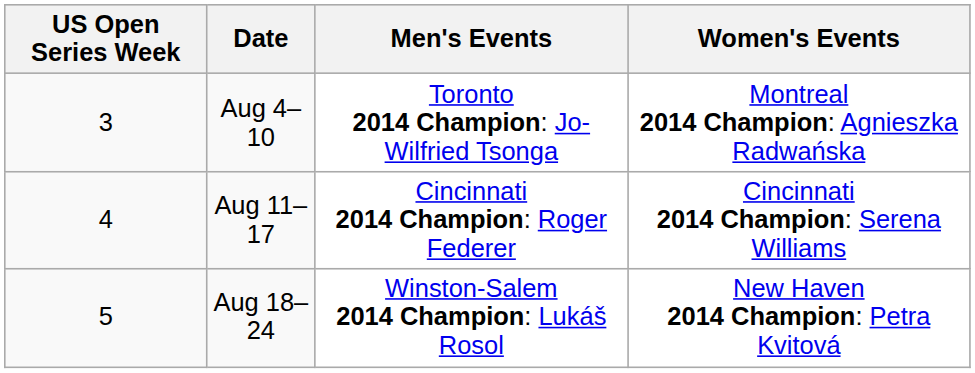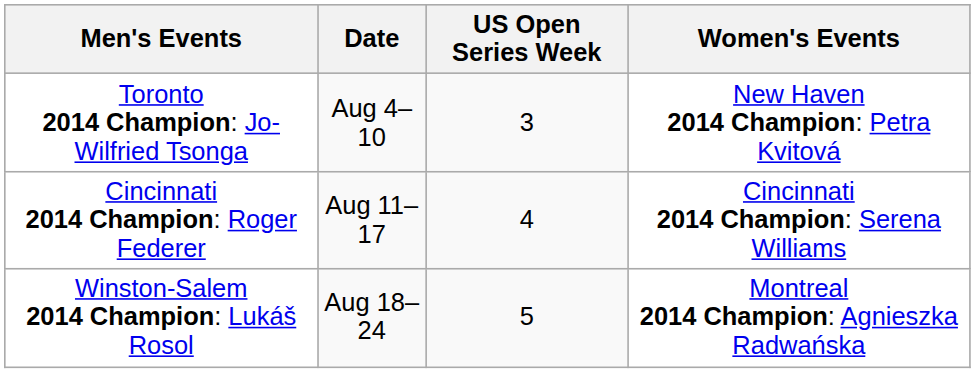columns swapped: (106, 38) <-> (471, 38)
(799, 122) Montreal 2014 Champion: Agnieszka Radwańska -> (799, 122) New Haven 2014 Champion: Petra Kvitová
(799, 317) New Haven 2014 Champion: Petra Kvitová -> (799, 317) Montreal 2014 Champion: Agnieszka Radwańska
